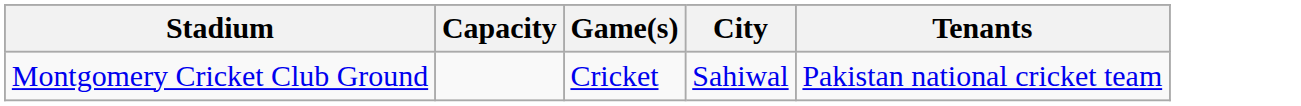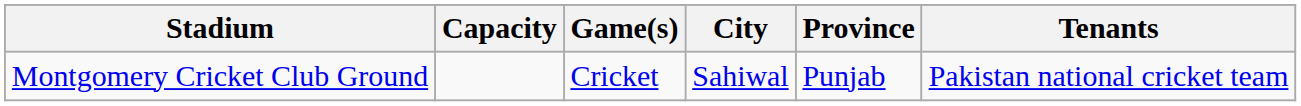+ column: (859, 28)
